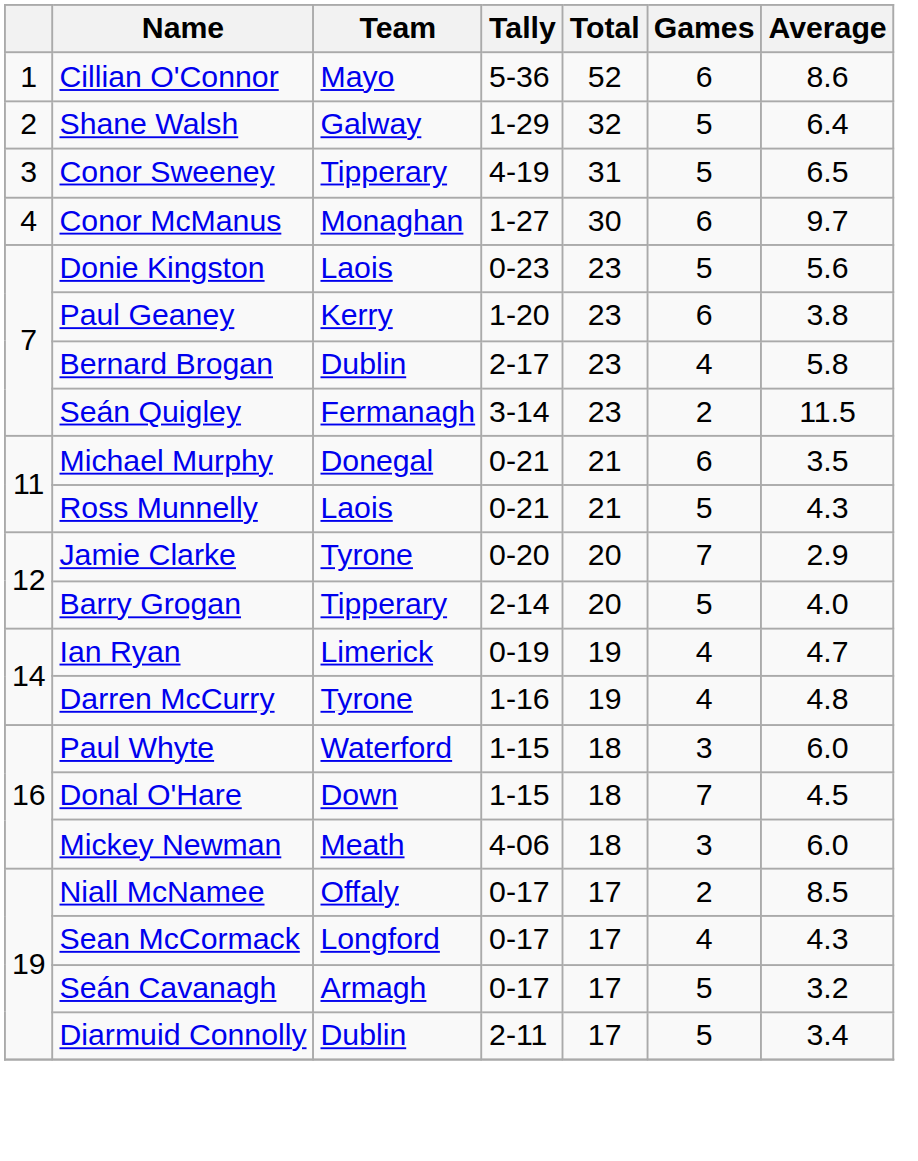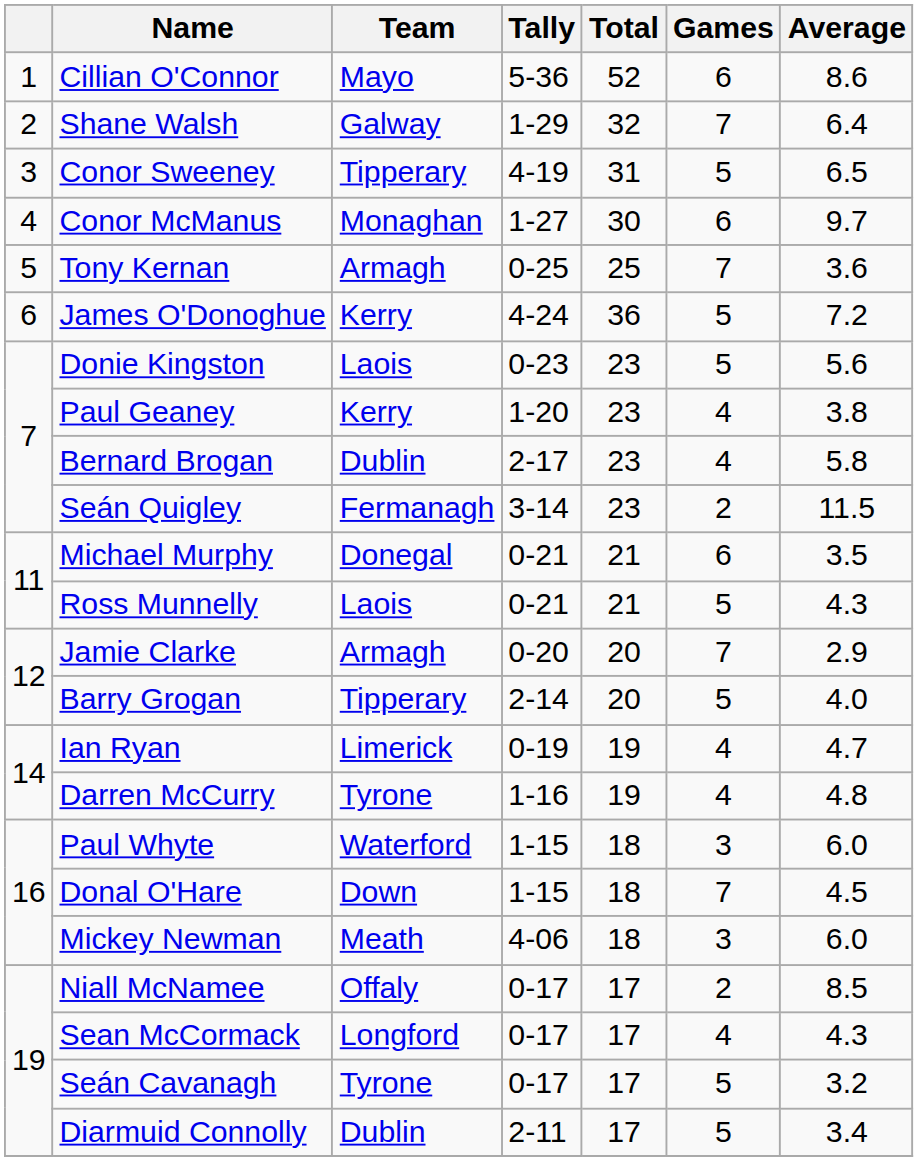(704, 124) 5 -> (723, 124) 7
+ row: (144, 268)
+ row: (193, 316)
(704, 316) 6 -> (723, 412) 4
(367, 556) Tyrone -> (393, 651) Armagh
(373, 987) Armagh -> (386, 1083) Tyrone
